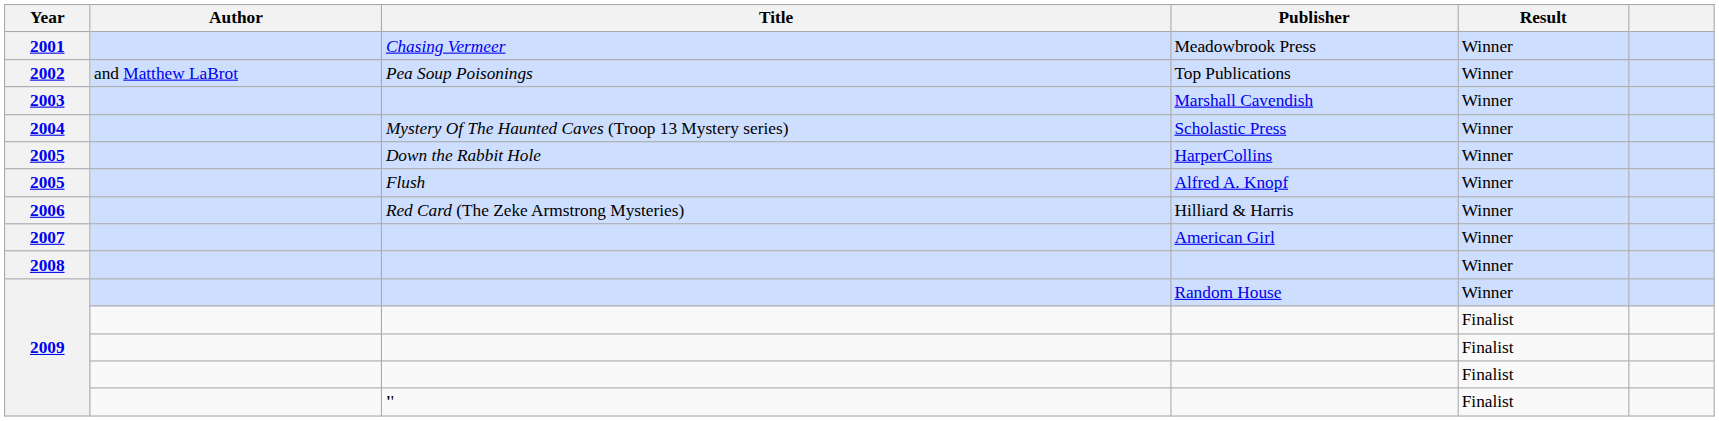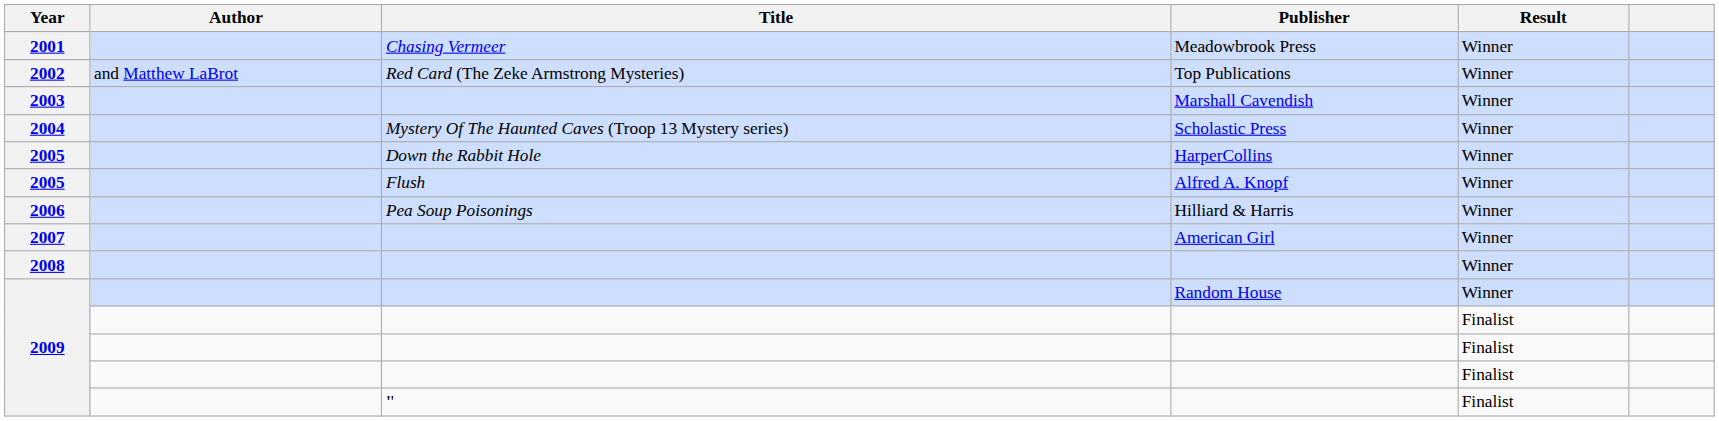(459, 73) Pea Soup Poisonings -> (535, 73) Red Card (The Zeke Armstrong Mysteries)
(535, 210) Red Card (The Zeke Armstrong Mysteries) -> (459, 210) Pea Soup Poisonings
